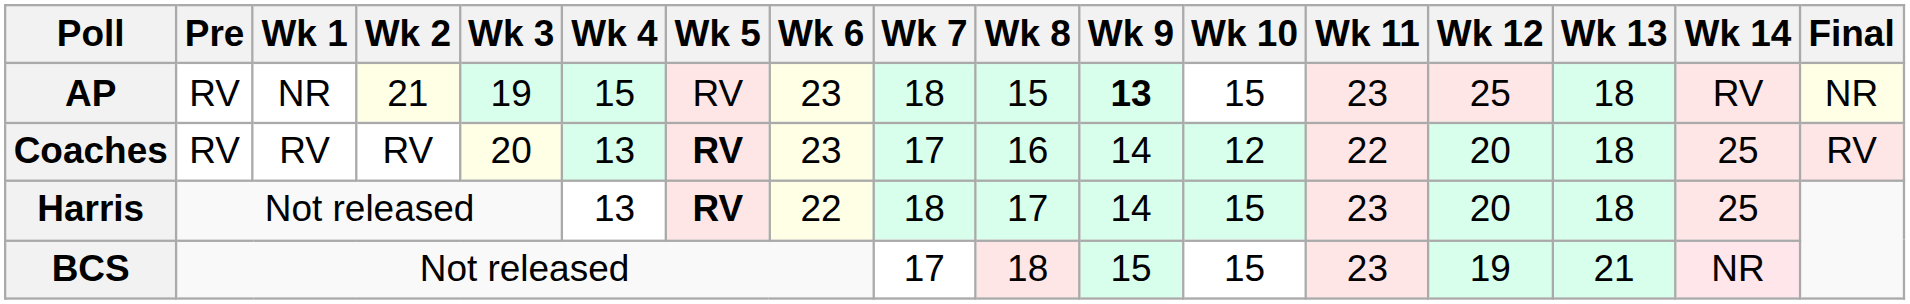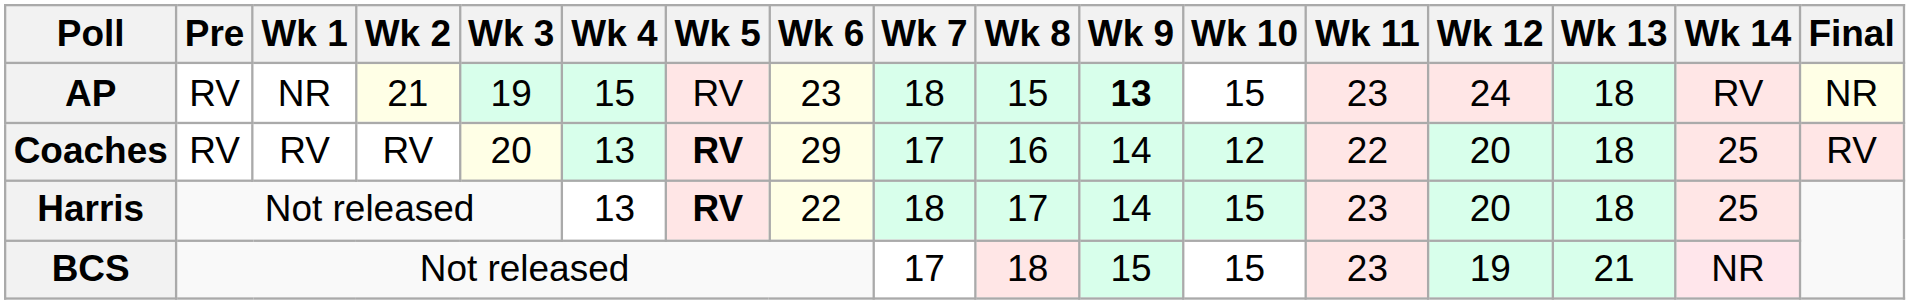(1490, 92) 25 -> (1490, 92) 24
(821, 151) 23 -> (821, 151) 29
